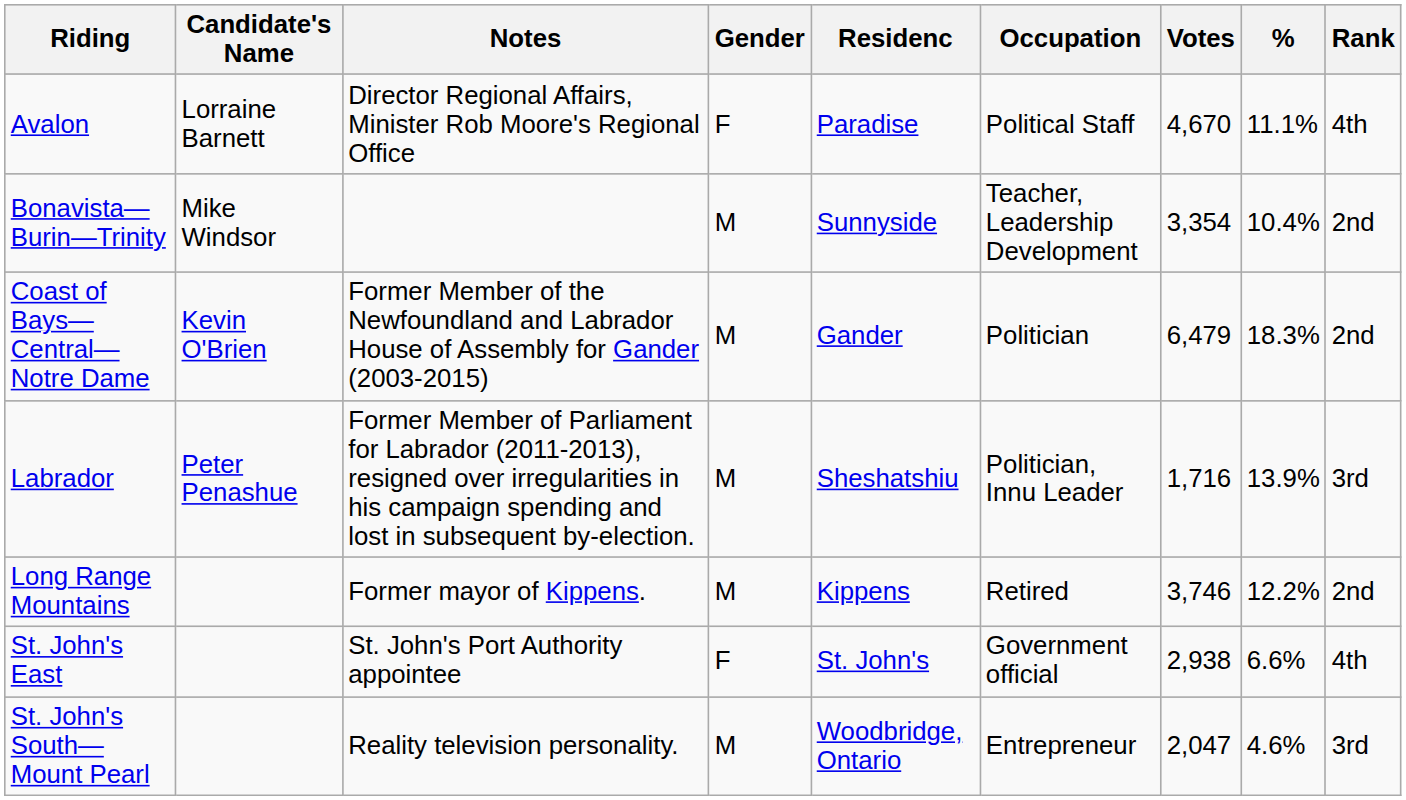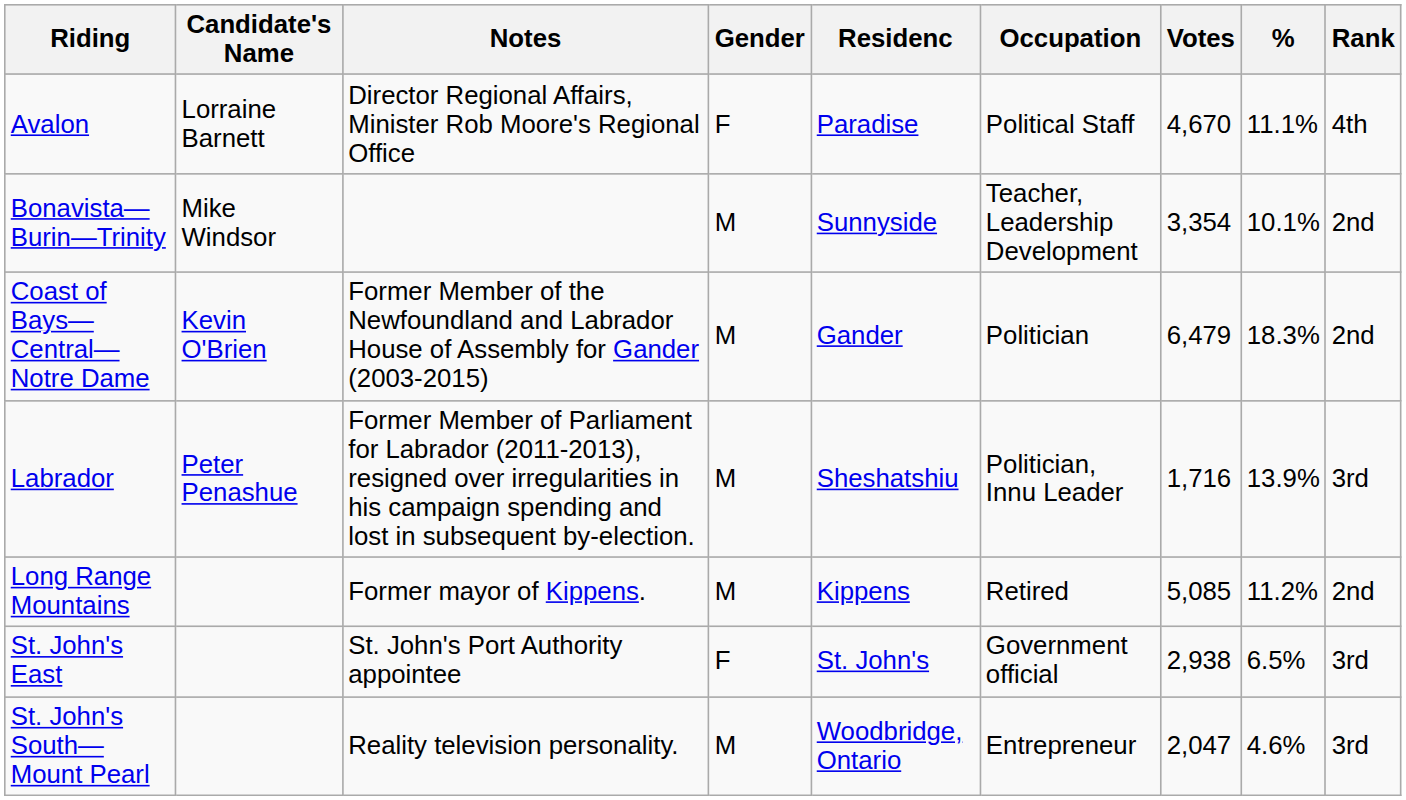(1283, 222) 10.4% -> (1283, 222) 10.1%
(1199, 591) 3,746 -> (1199, 591) 5,085
(1283, 591) 12.2% -> (1282, 591) 11.2%
(1276, 661) 6.6% -> (1276, 661) 6.5%
(1350, 661) 4th -> (1350, 661) 3rd
